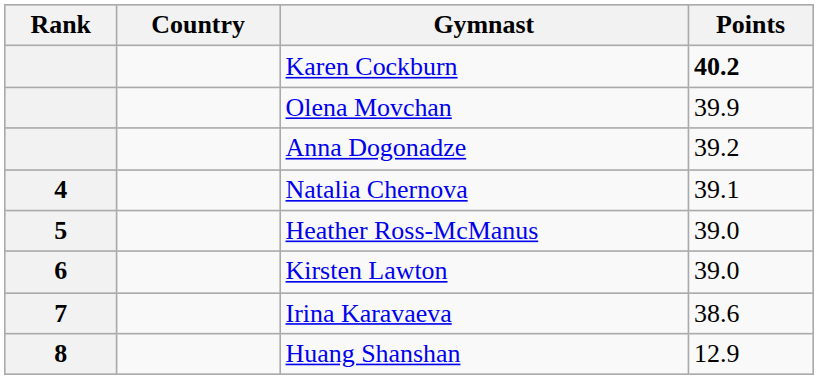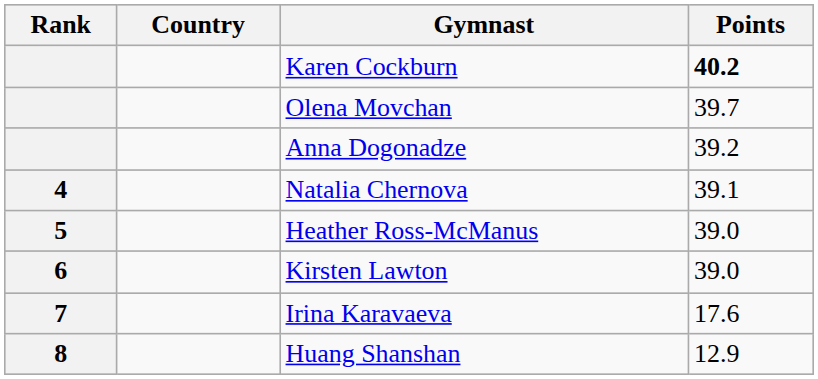(717, 107) 39.9 -> (717, 107) 39.7
(717, 312) 38.6 -> (717, 312) 17.6
